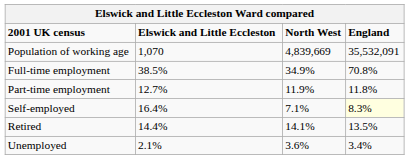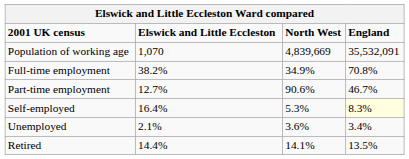(153, 70) 38.5% -> (153, 70) 38.2%
(300, 89) 11.9% -> (300, 89) 90.6%
(363, 89) 11.8% -> (363, 89) 46.7%
(297, 108) 7.1% -> (297, 108) 5.3%
rows swapped: (37, 145) <-> (25, 126)
